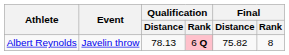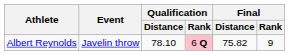(164, 43) 78.13 -> (164, 43) 78.10
(270, 43) 8 -> (270, 43) 9
